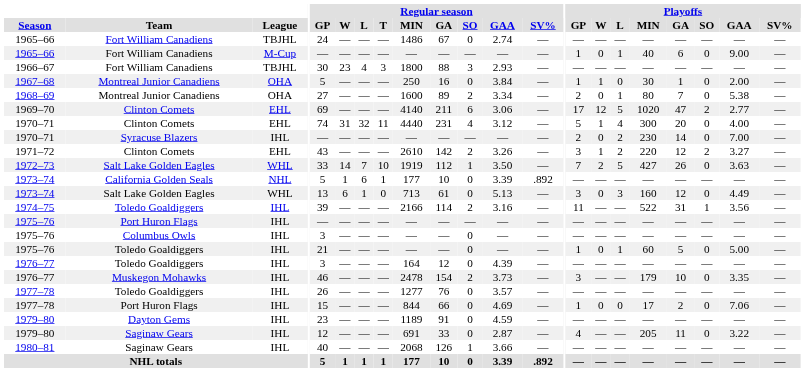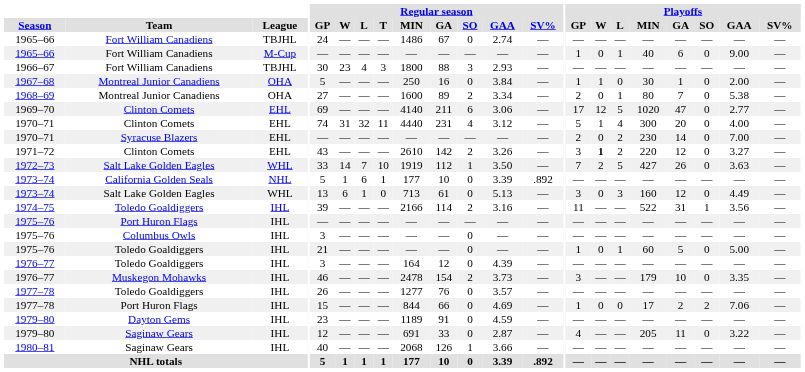(707, 109) 2 -> (707, 109) 0
(280, 137) IHL -> (280, 137) EHL
(601, 151) normal -> (601, 151) bold
(707, 151) 2 -> (707, 151) 0
(707, 305) 0 -> (707, 305) 2
